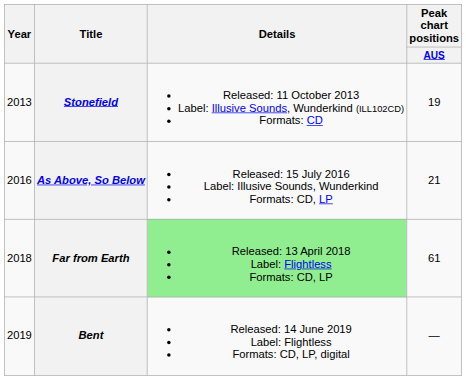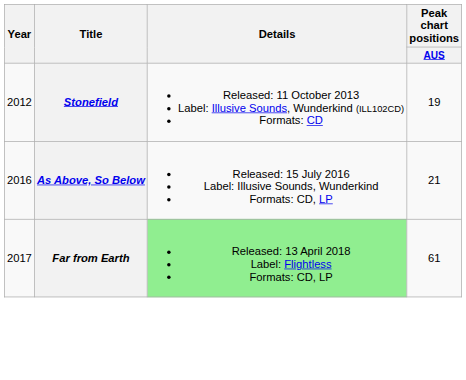(19, 102) 2013 -> (19, 102) 2012
(19, 258) 2018 -> (19, 258) 2017
- row: (91, 336)
